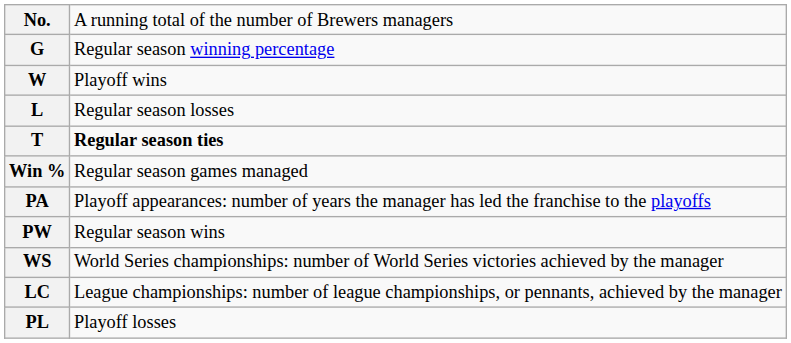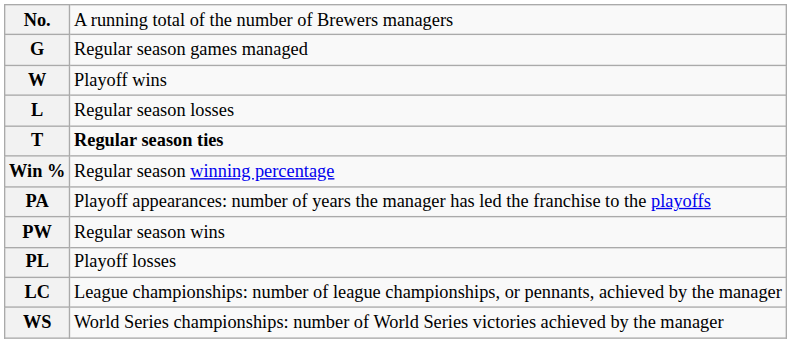(204, 49) Regular season winning percentage -> (191, 49) Regular season games managed
(191, 170) Regular season games managed -> (204, 170) Regular season winning percentage
rows swapped: (37, 322) <-> (37, 261)
